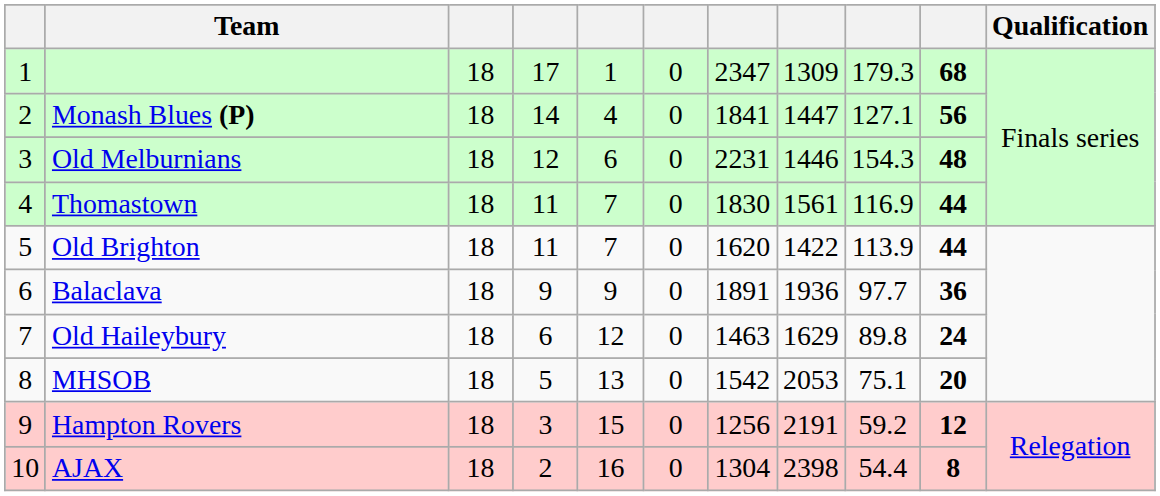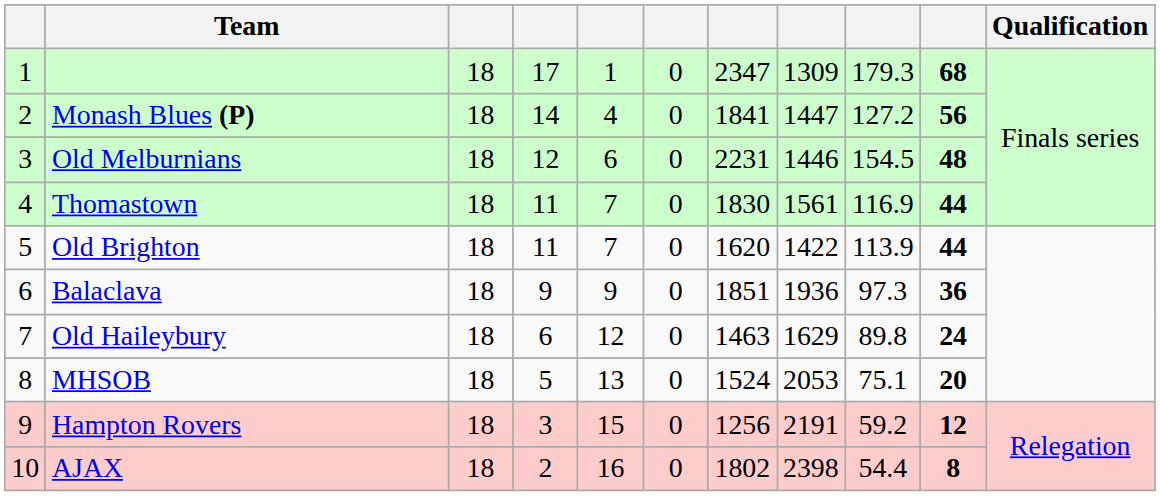(883, 114) 127.1 -> (883, 114) 127.2
(883, 159) 154.3 -> (883, 159) 154.5
(742, 291) 1891 -> (742, 291) 1851
(883, 291) 97.7 -> (883, 291) 97.3
(742, 379) 1542 -> (742, 379) 1524
(742, 468) 1304 -> (742, 468) 1802
